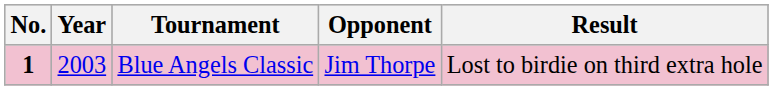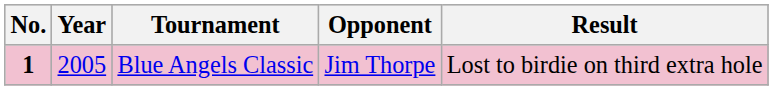(82, 64) 2003 -> (82, 64) 2005
